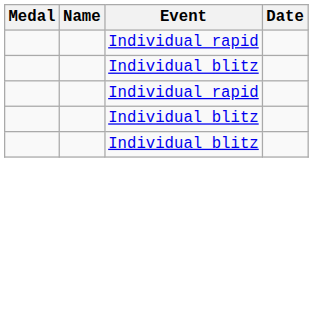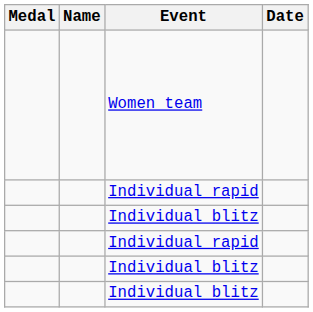+ row: (32, 105)
